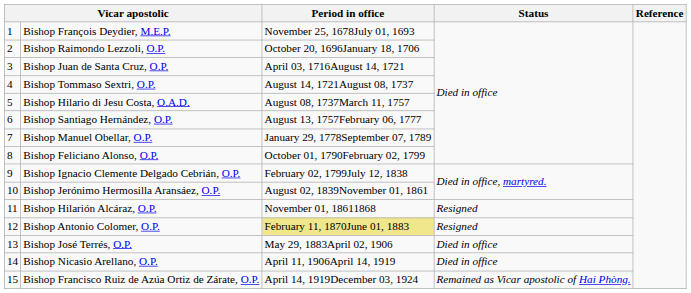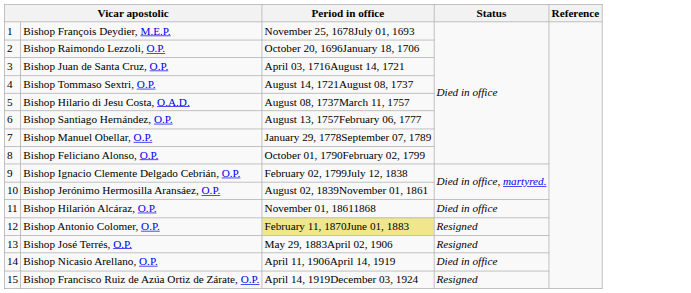(457, 208) Resigned -> (467, 208) Died in office
(467, 244) Died in office -> (457, 244) Resigned
(534, 279) Remained as Vicar apostolic of Hai Phòng. -> (457, 279) Resigned
